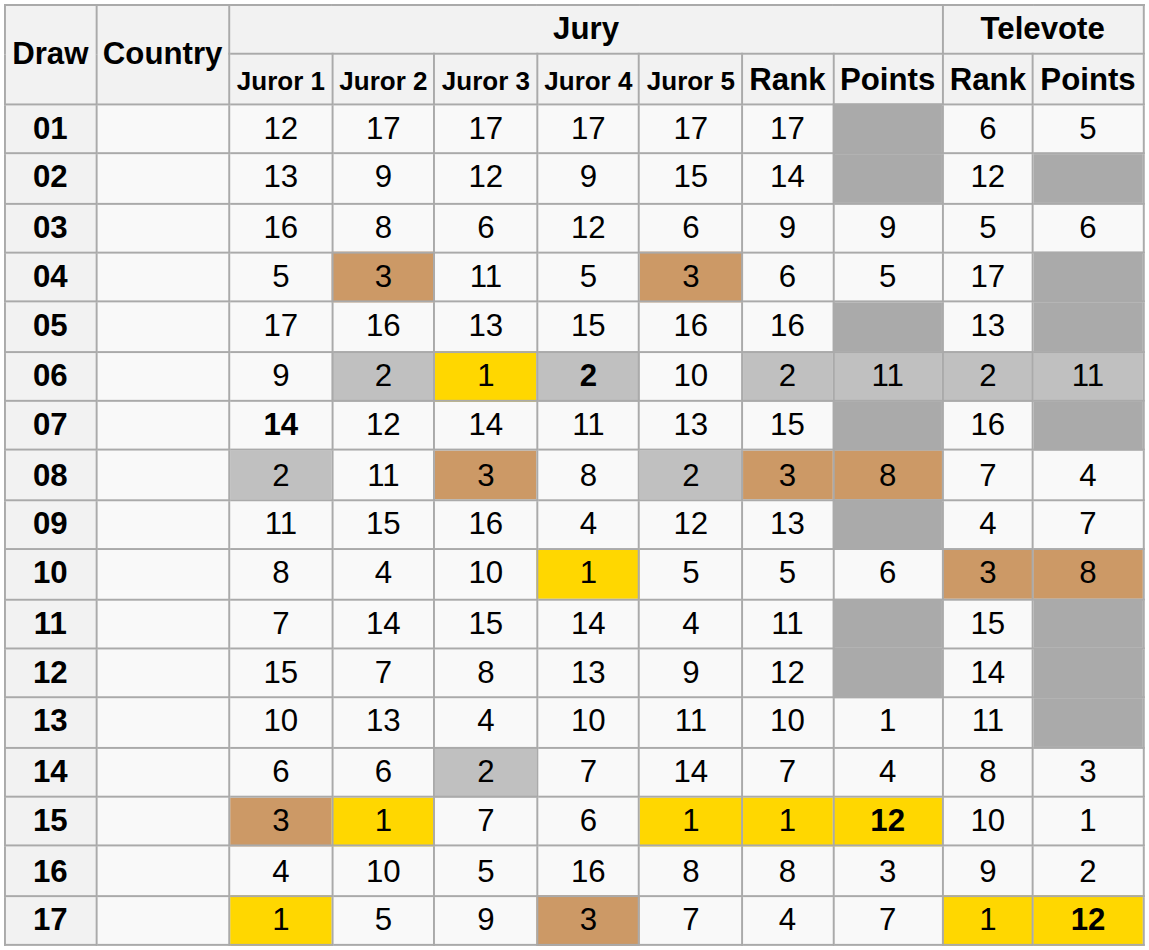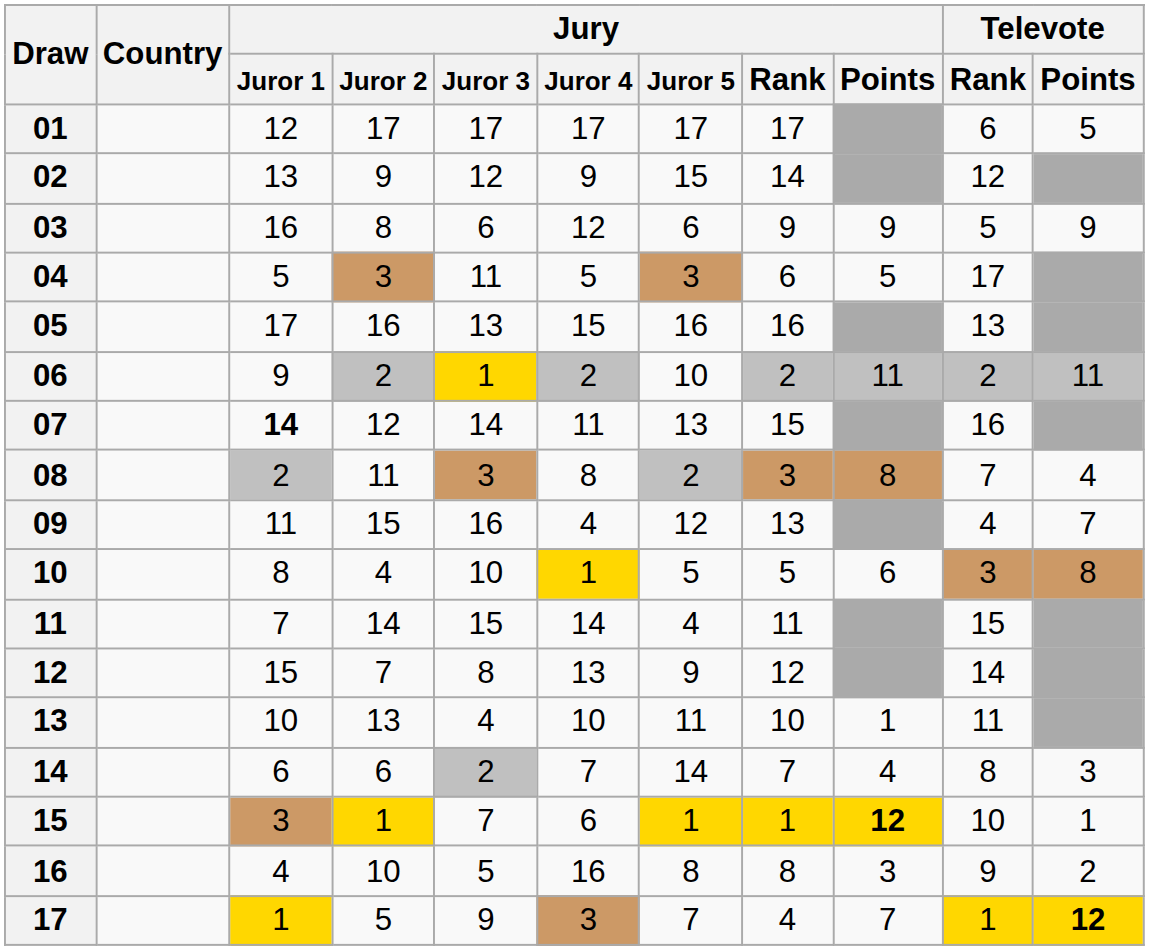(1088, 227) 6 -> (1088, 227) 9
(588, 375) bold -> (588, 375) normal
